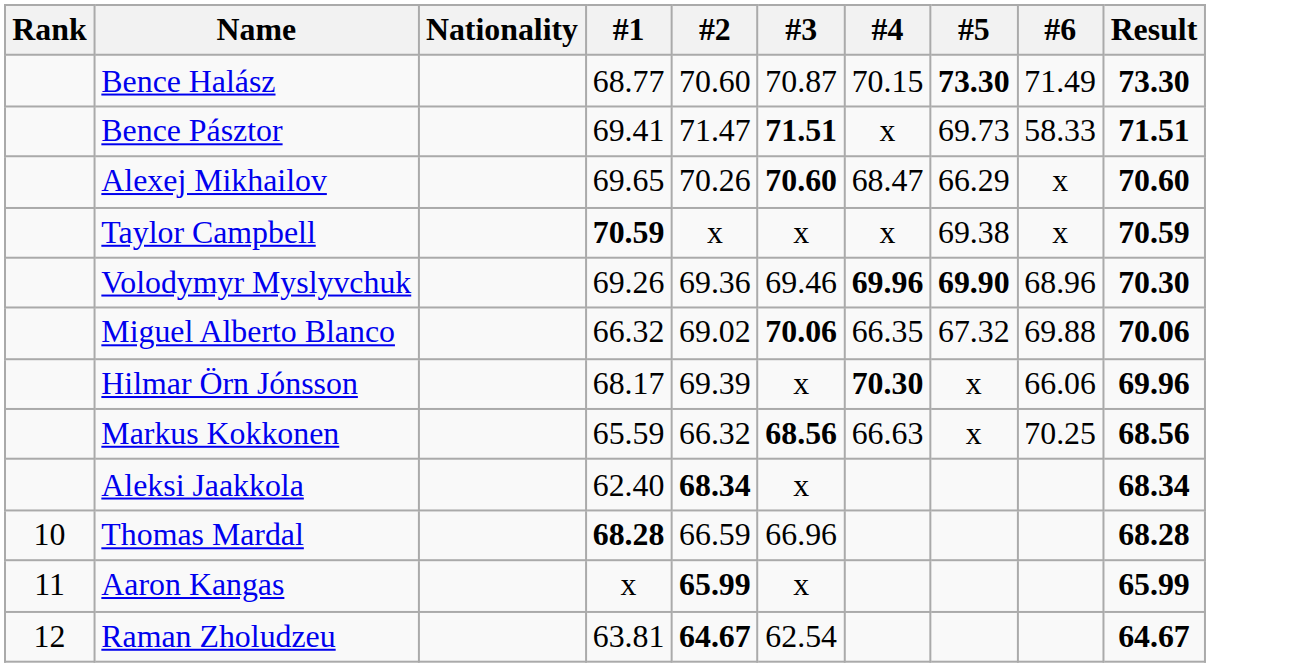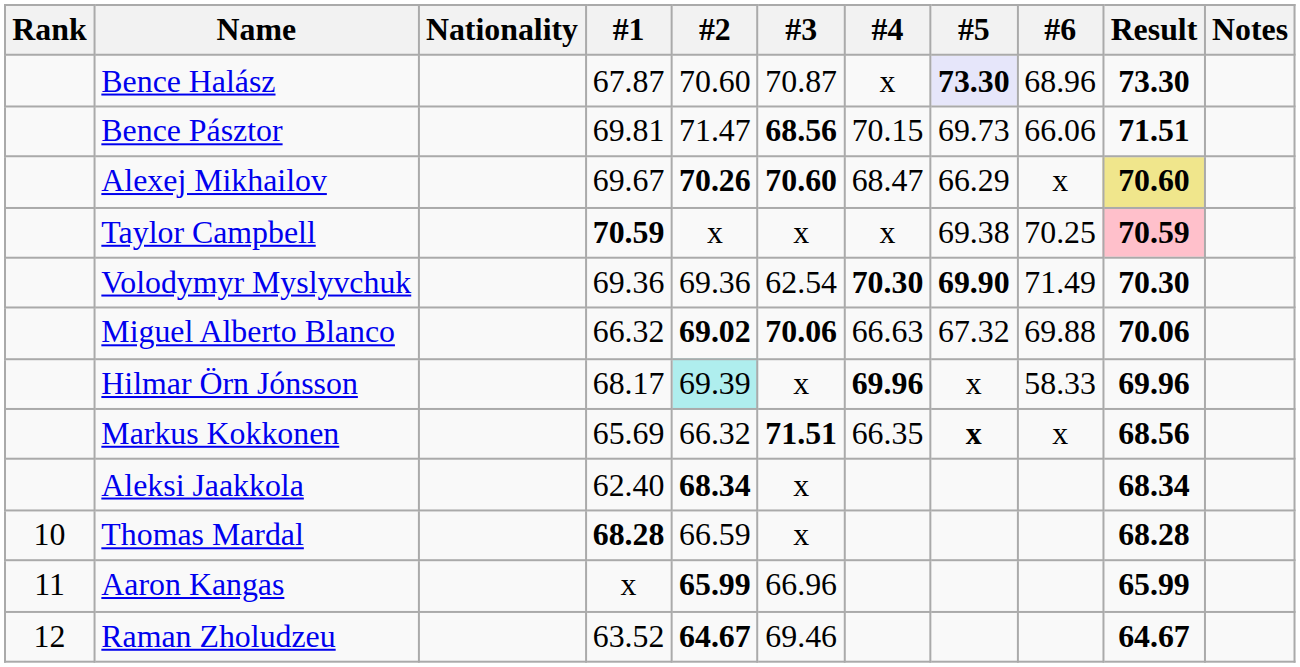+ column: (1250, 29)
(629, 80) 68.77 -> (629, 80) 67.87
(887, 80) 70.15 -> (887, 80) x
(974, 80) no background -> (974, 80) lavender background
(1060, 80) 71.49 -> (1060, 80) 68.96
(629, 130) 69.41 -> (629, 130) 69.81
(801, 130) 71.51 -> (801, 130) 68.56
(887, 130) x -> (887, 130) 70.15
(1060, 130) 58.33 -> (1060, 130) 66.06
(629, 181) 69.65 -> (629, 181) 69.67
(715, 181) normal -> (715, 181) bold
(1154, 181) no background -> (1154, 181) khaki background
(1060, 231) x -> (1060, 231) 70.25
(1154, 231) no background -> (1154, 231) pink background
(629, 282) 69.26 -> (629, 282) 69.36
(801, 282) 69.46 -> (801, 282) 62.54
(887, 282) 69.96 -> (887, 282) 70.30
(1060, 282) 68.96 -> (1060, 282) 71.49
(715, 332) normal -> (715, 332) bold
(887, 332) 66.35 -> (887, 332) 66.63
(715, 383) no background -> (715, 383) paleturquoise background
(887, 383) 70.30 -> (887, 383) 69.96
(1060, 383) 66.06 -> (1060, 383) 58.33
(629, 433) 65.59 -> (629, 433) 65.69
(801, 433) 68.56 -> (801, 433) 71.51
(887, 433) 66.63 -> (887, 433) 66.35
(974, 433) normal -> (974, 433) bold
(1060, 433) 70.25 -> (1060, 433) x
(801, 534) 66.96 -> (801, 534) x
(801, 585) x -> (801, 585) 66.96
(629, 635) 63.81 -> (629, 635) 63.52
(801, 635) 62.54 -> (801, 635) 69.46
